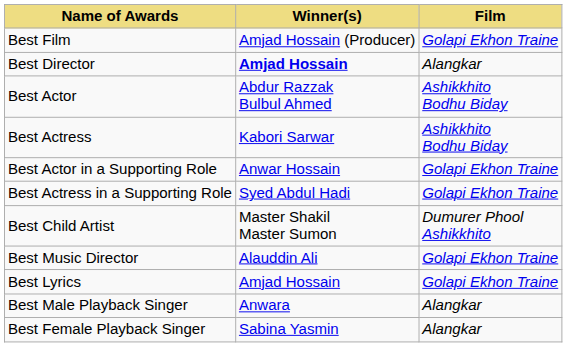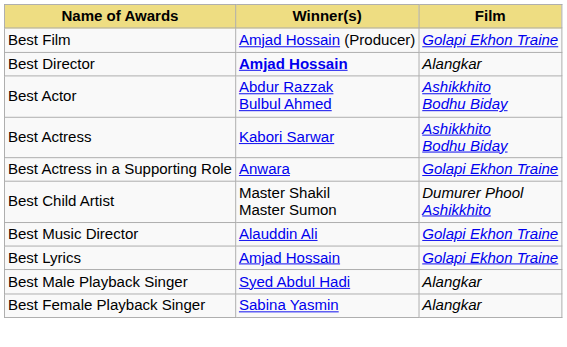- row: (112, 169)
(295, 193) Syed Abdul Hadi -> (264, 169) Anwara
(264, 305) Anwara -> (295, 281) Syed Abdul Hadi
